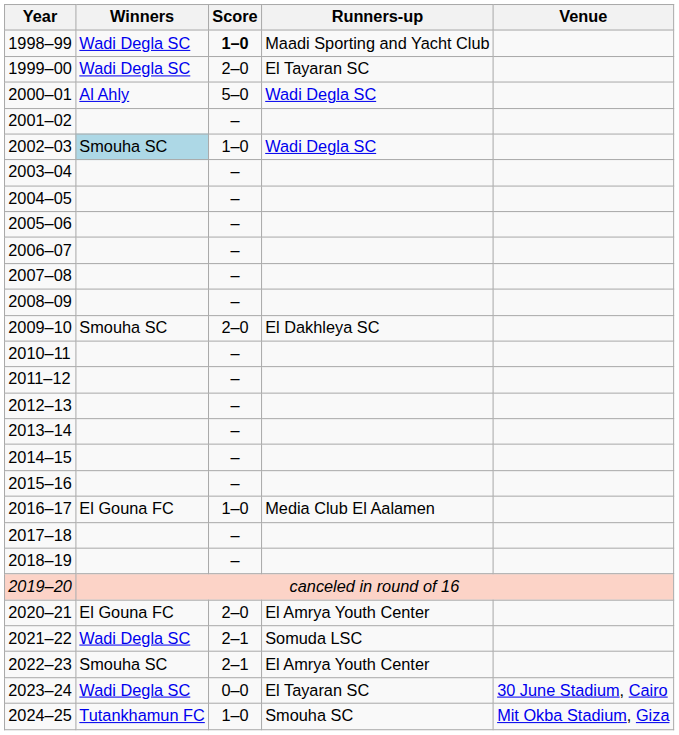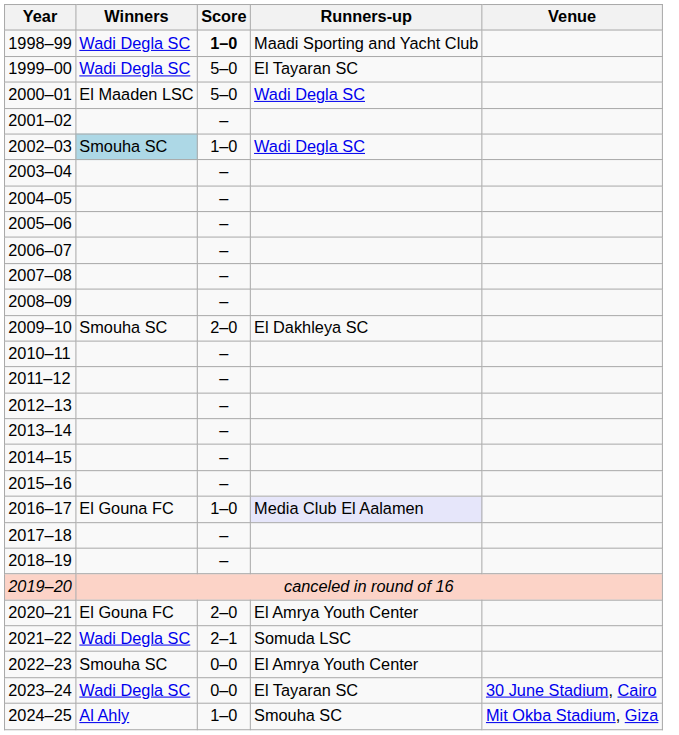(235, 69) 2–0 -> (224, 69) 5–0
(104, 95) Al Ahly -> (136, 95) El Maaden LSC
(350, 509) no background -> (339, 509) lavender background
(235, 664) 2–1 -> (224, 664) 0–0
(142, 716) Tutankhamun FC -> (104, 716) Al Ahly
